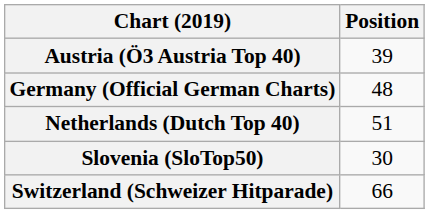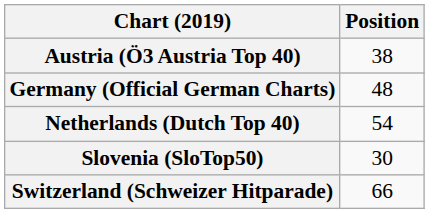(382, 55) 39 -> (382, 55) 38
(382, 123) 51 -> (382, 123) 54
